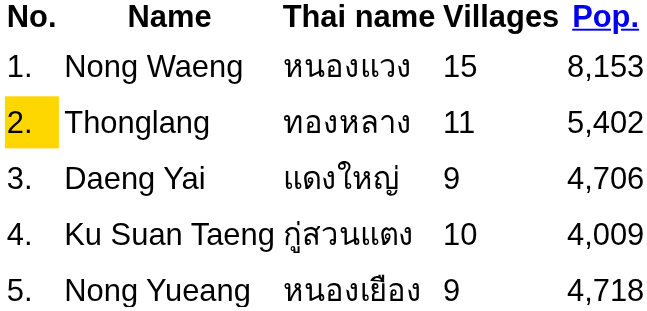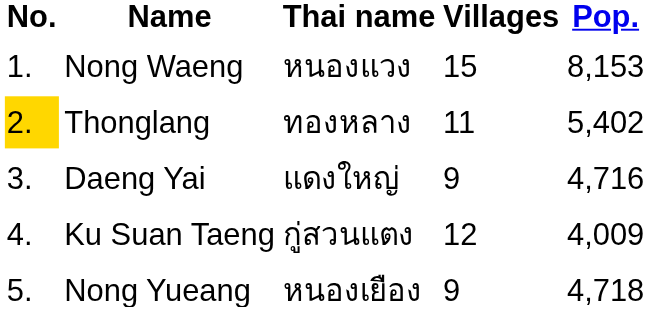(606, 177) 4,706 -> (606, 177) 4,716
(460, 233) 10 -> (460, 233) 12
